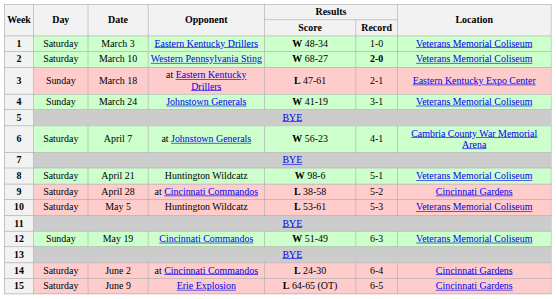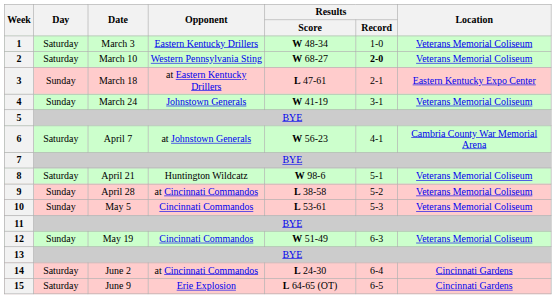(61, 192) Saturday -> (61, 192) Sunday
(474, 192) Cincinnati Gardens -> (474, 192) Veterans Memorial Coliseum
(61, 207) Saturday -> (61, 207) Sunday
(206, 207) Huntington Wildcatz -> (206, 207) Cincinnati Commandos
